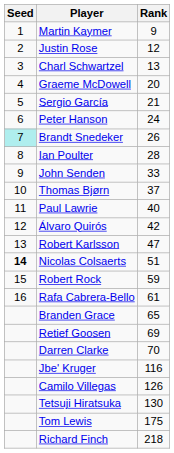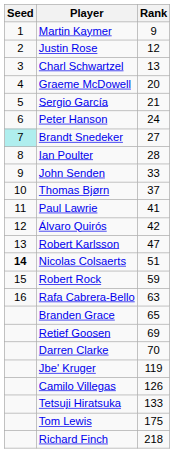(154, 137) 26 -> (154, 137) 27
(154, 208) 40 -> (154, 208) 41
(154, 297) 61 -> (154, 297) 63
(154, 368) 116 -> (154, 368) 119
(154, 404) 130 -> (154, 404) 133
